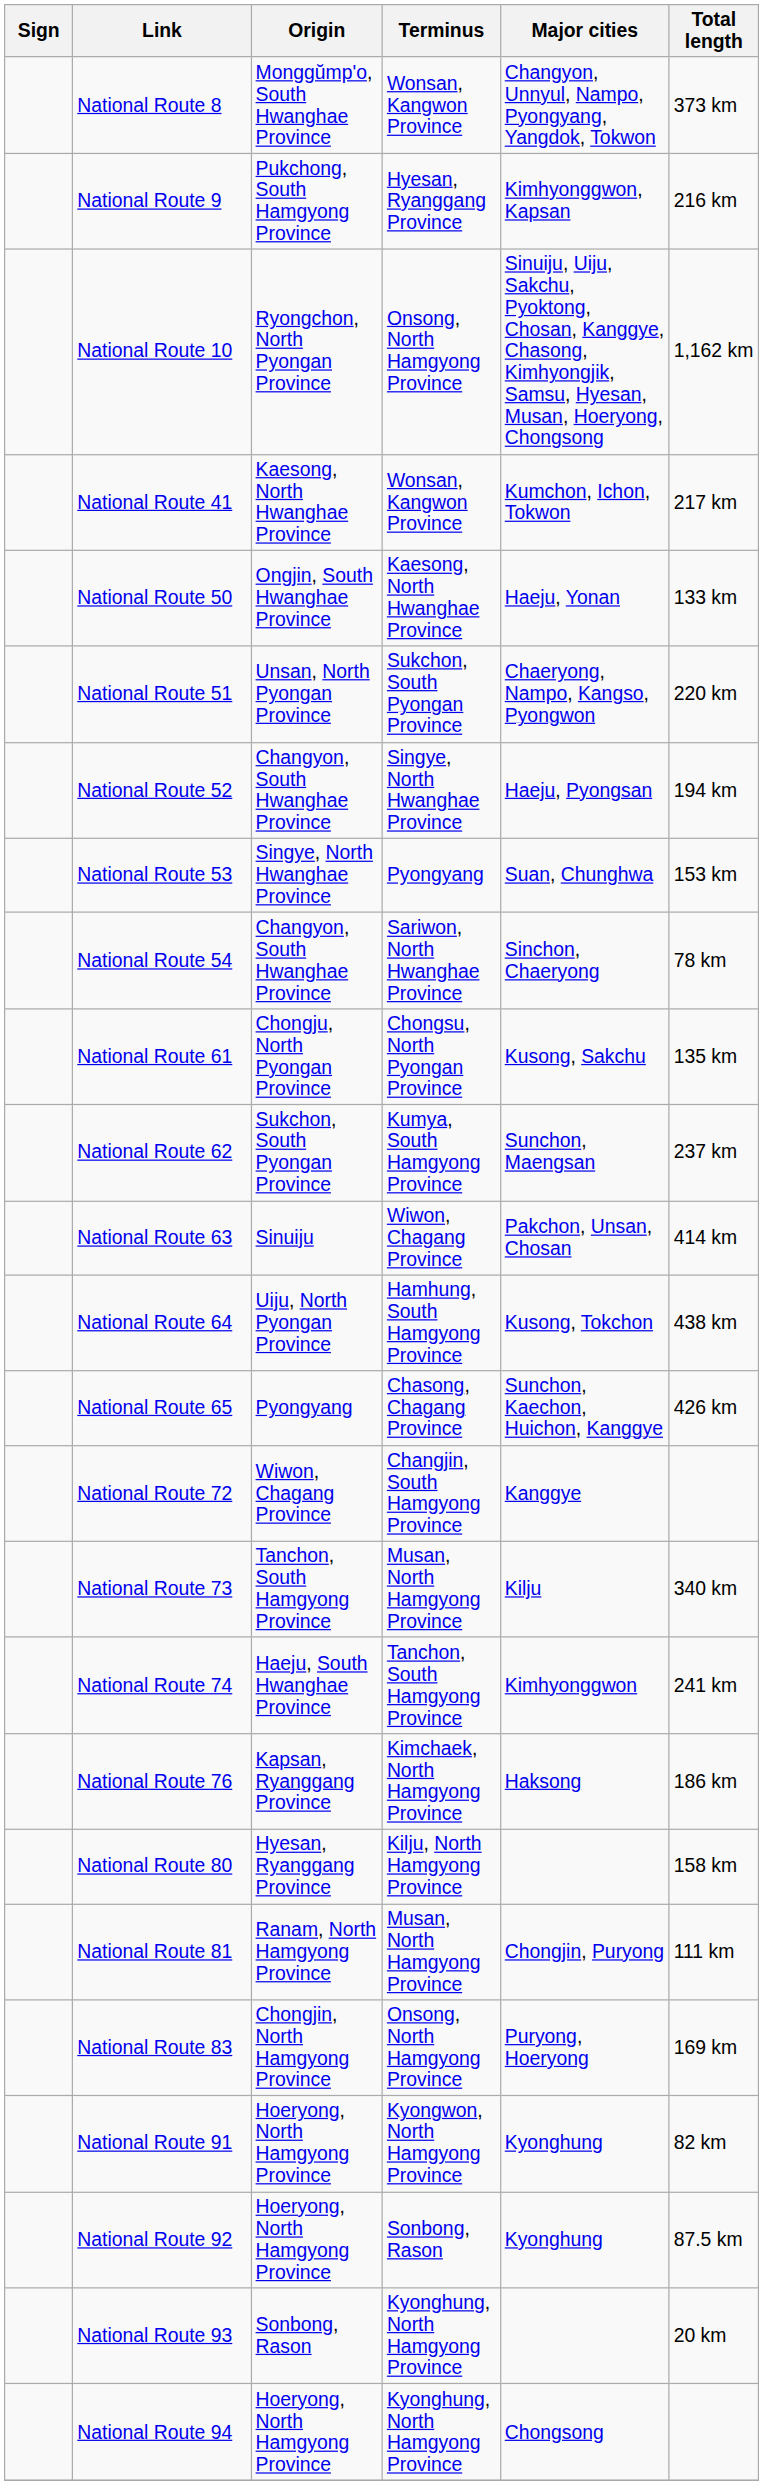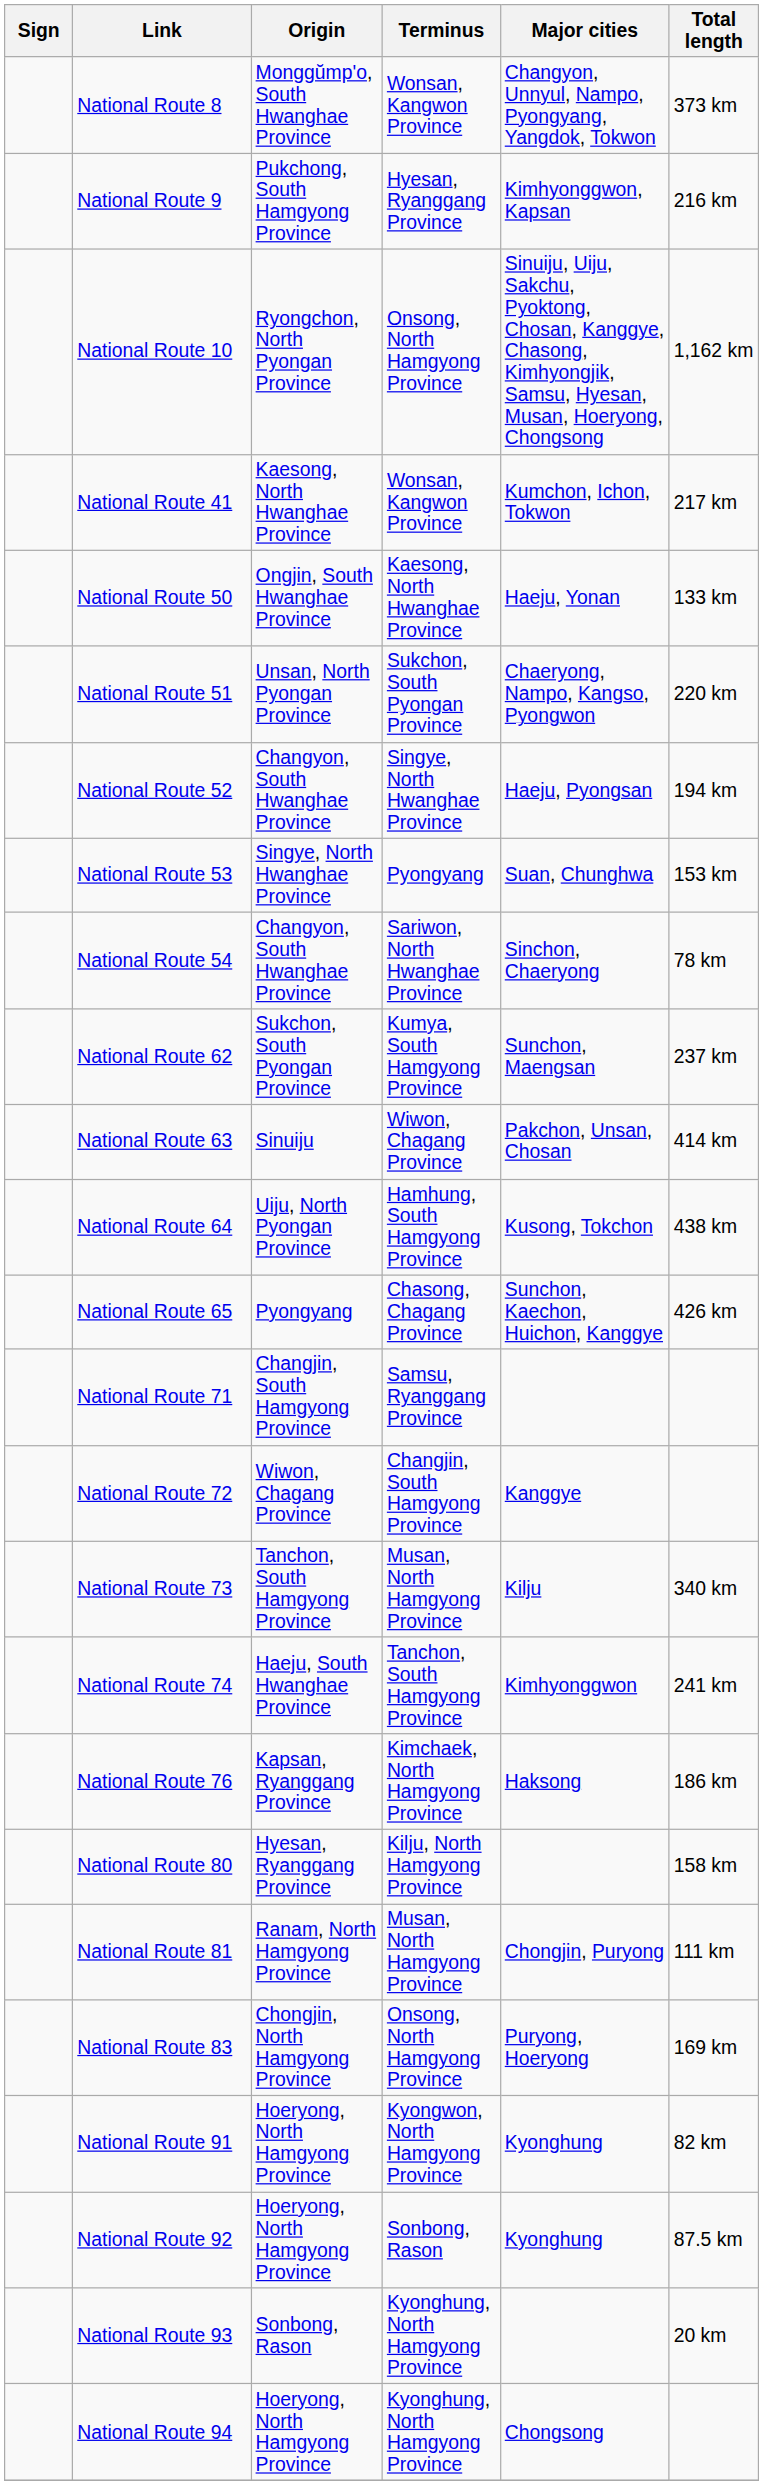- row: (155, 1056)
+ row: (155, 1397)
